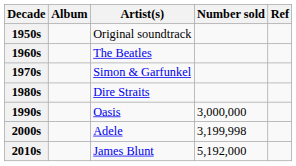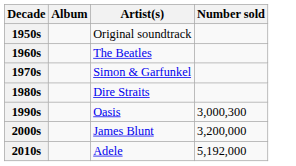- column: (280, 14)
(222, 111) 3,000,000 -> (222, 111) 3,000,300
(108, 131) Adele -> (123, 131) James Blunt
(222, 131) 3,199,998 -> (222, 131) 3,200,000
(123, 151) James Blunt -> (108, 151) Adele
